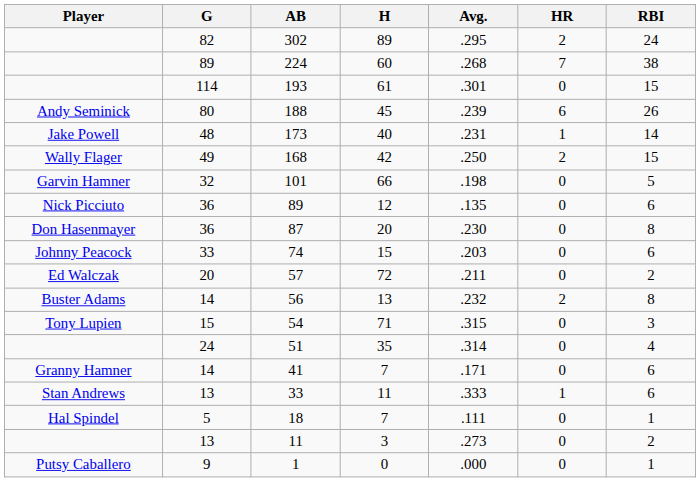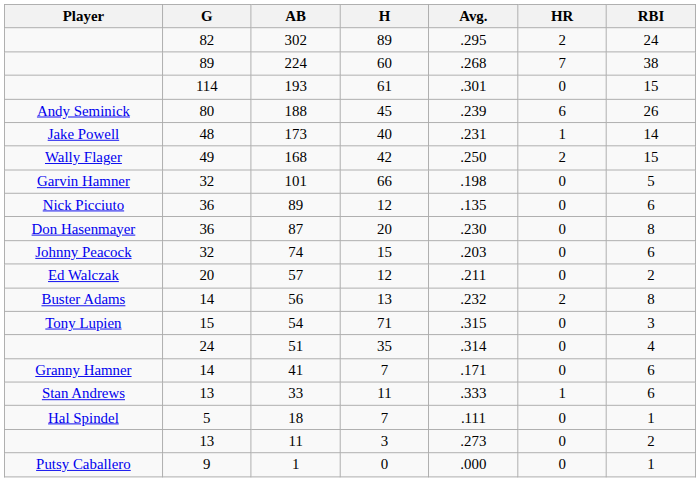(207, 252) 33 -> (207, 252) 32
(385, 275) 72 -> (385, 275) 12
